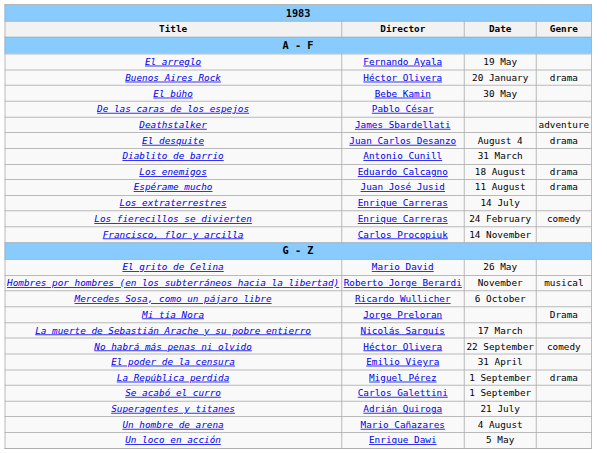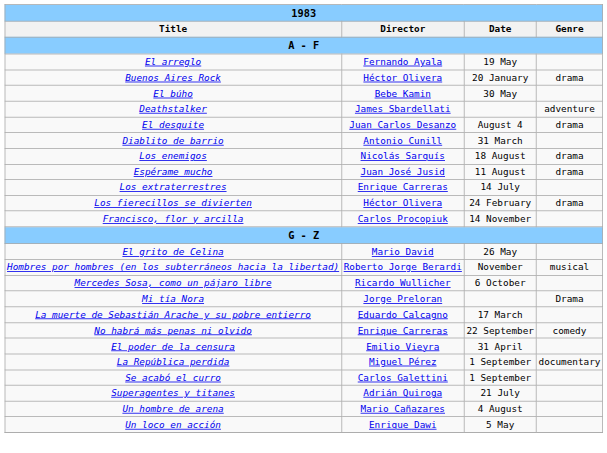- row: (173, 109)
(403, 172) Eduardo Calcagno -> (403, 156) Nicolás Sarquís
(403, 219) Enrique Carreras -> (403, 203) Héctor Olivera
(564, 219) comedy -> (569, 203) drama
(403, 330) Nicolás Sarquís -> (403, 314) Eduardo Calcagno
(403, 346) Héctor Olivera -> (403, 330) Enrique Carreras
(564, 377) drama -> (569, 361) documentary
